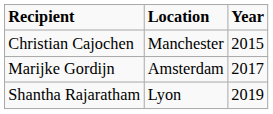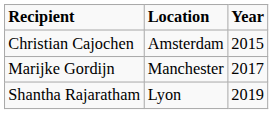(186, 43) Manchester -> (186, 43) Amsterdam
(186, 69) Amsterdam -> (186, 69) Manchester
